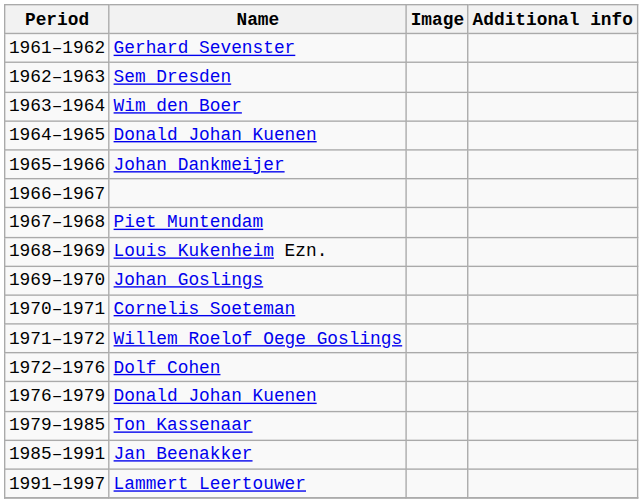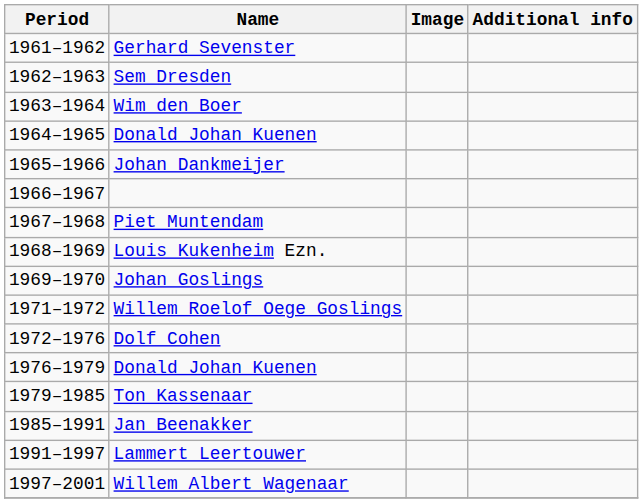- row: (57, 309)
+ row: (57, 484)
